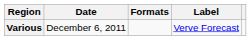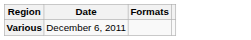- column: (206, 12)
